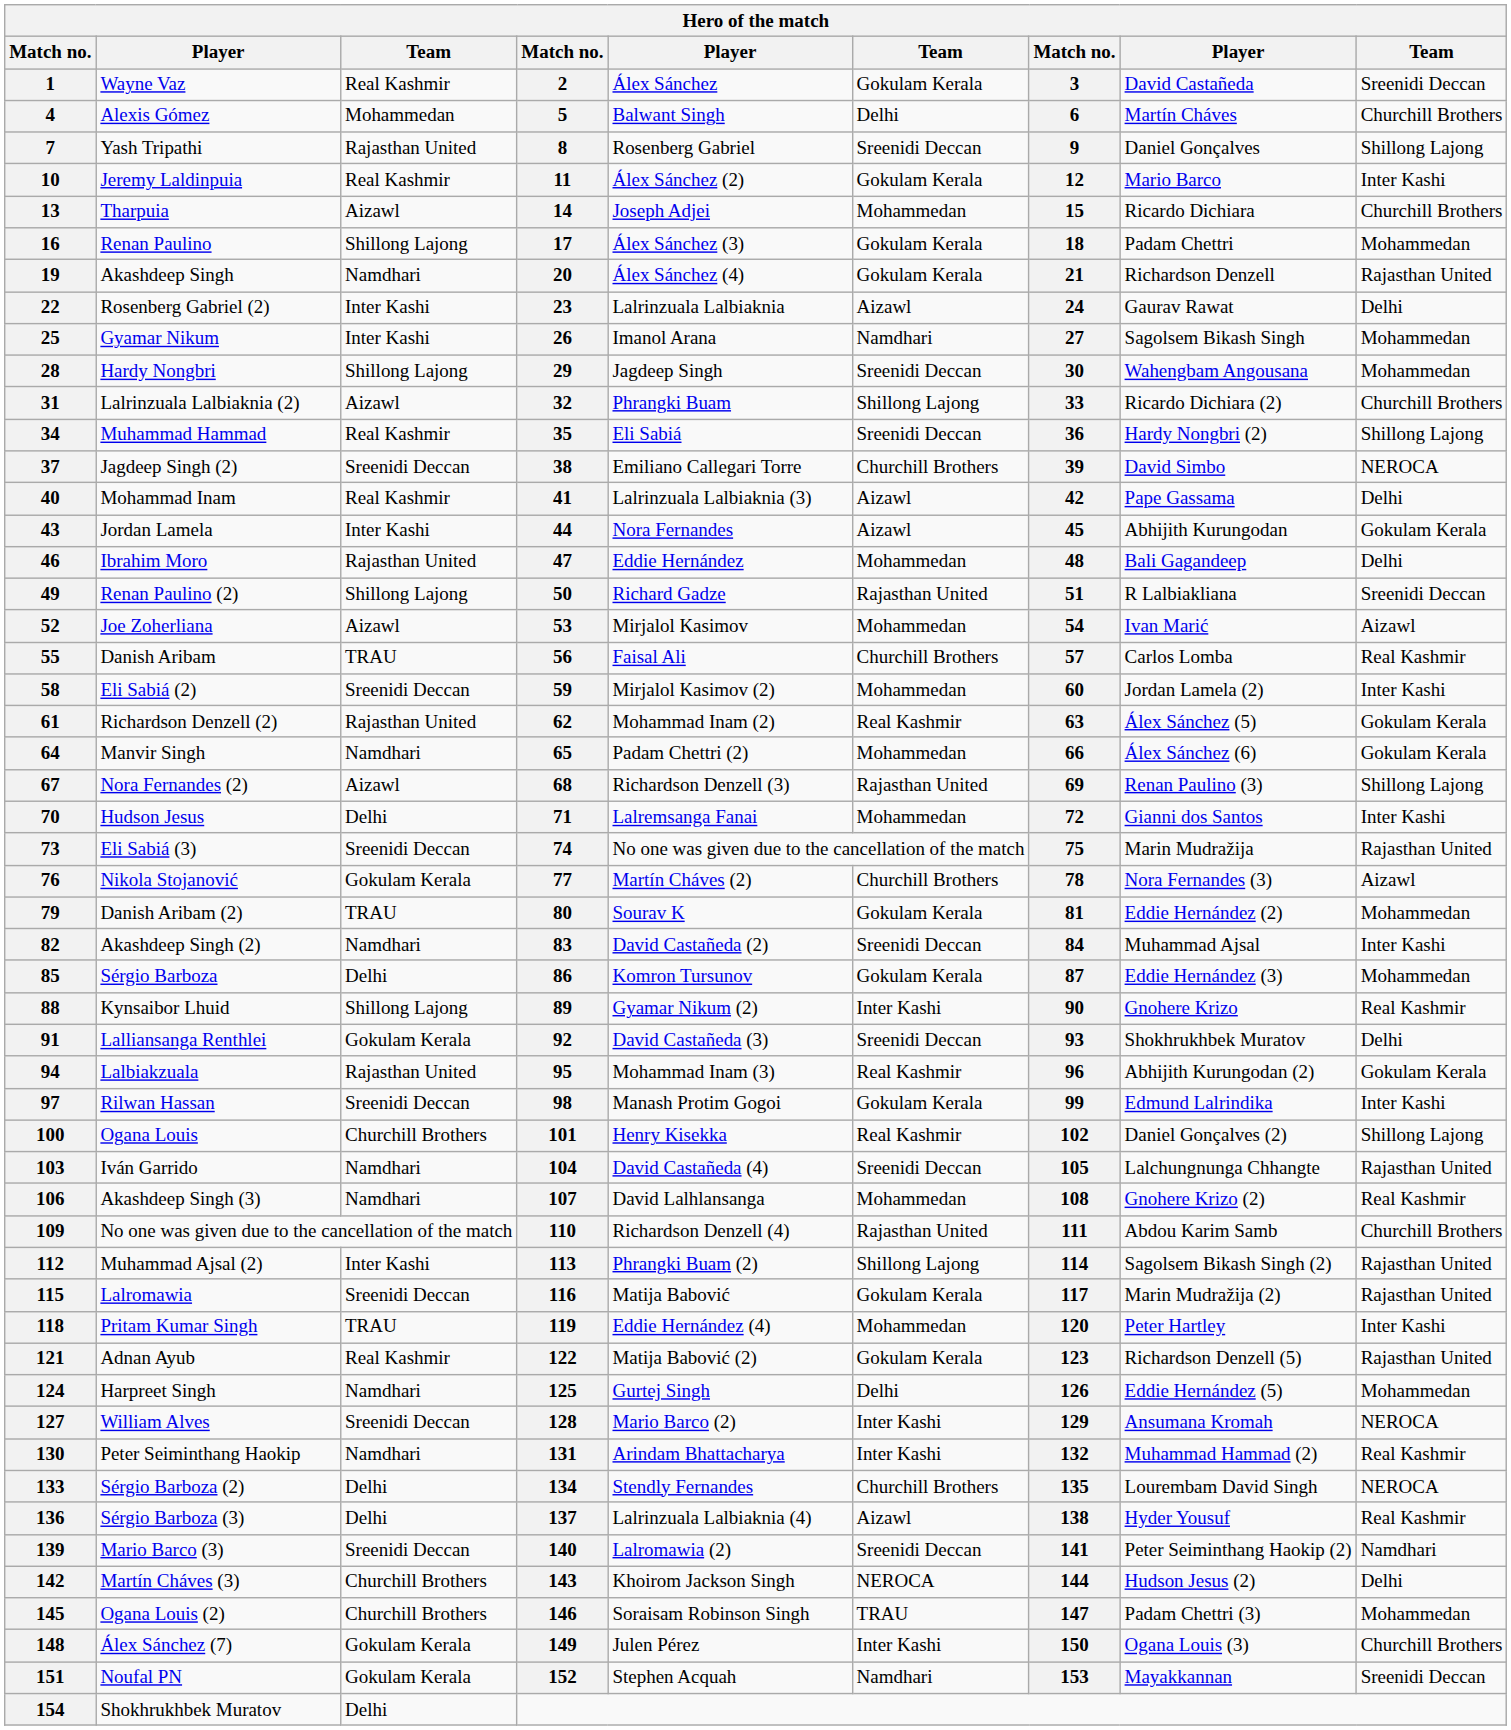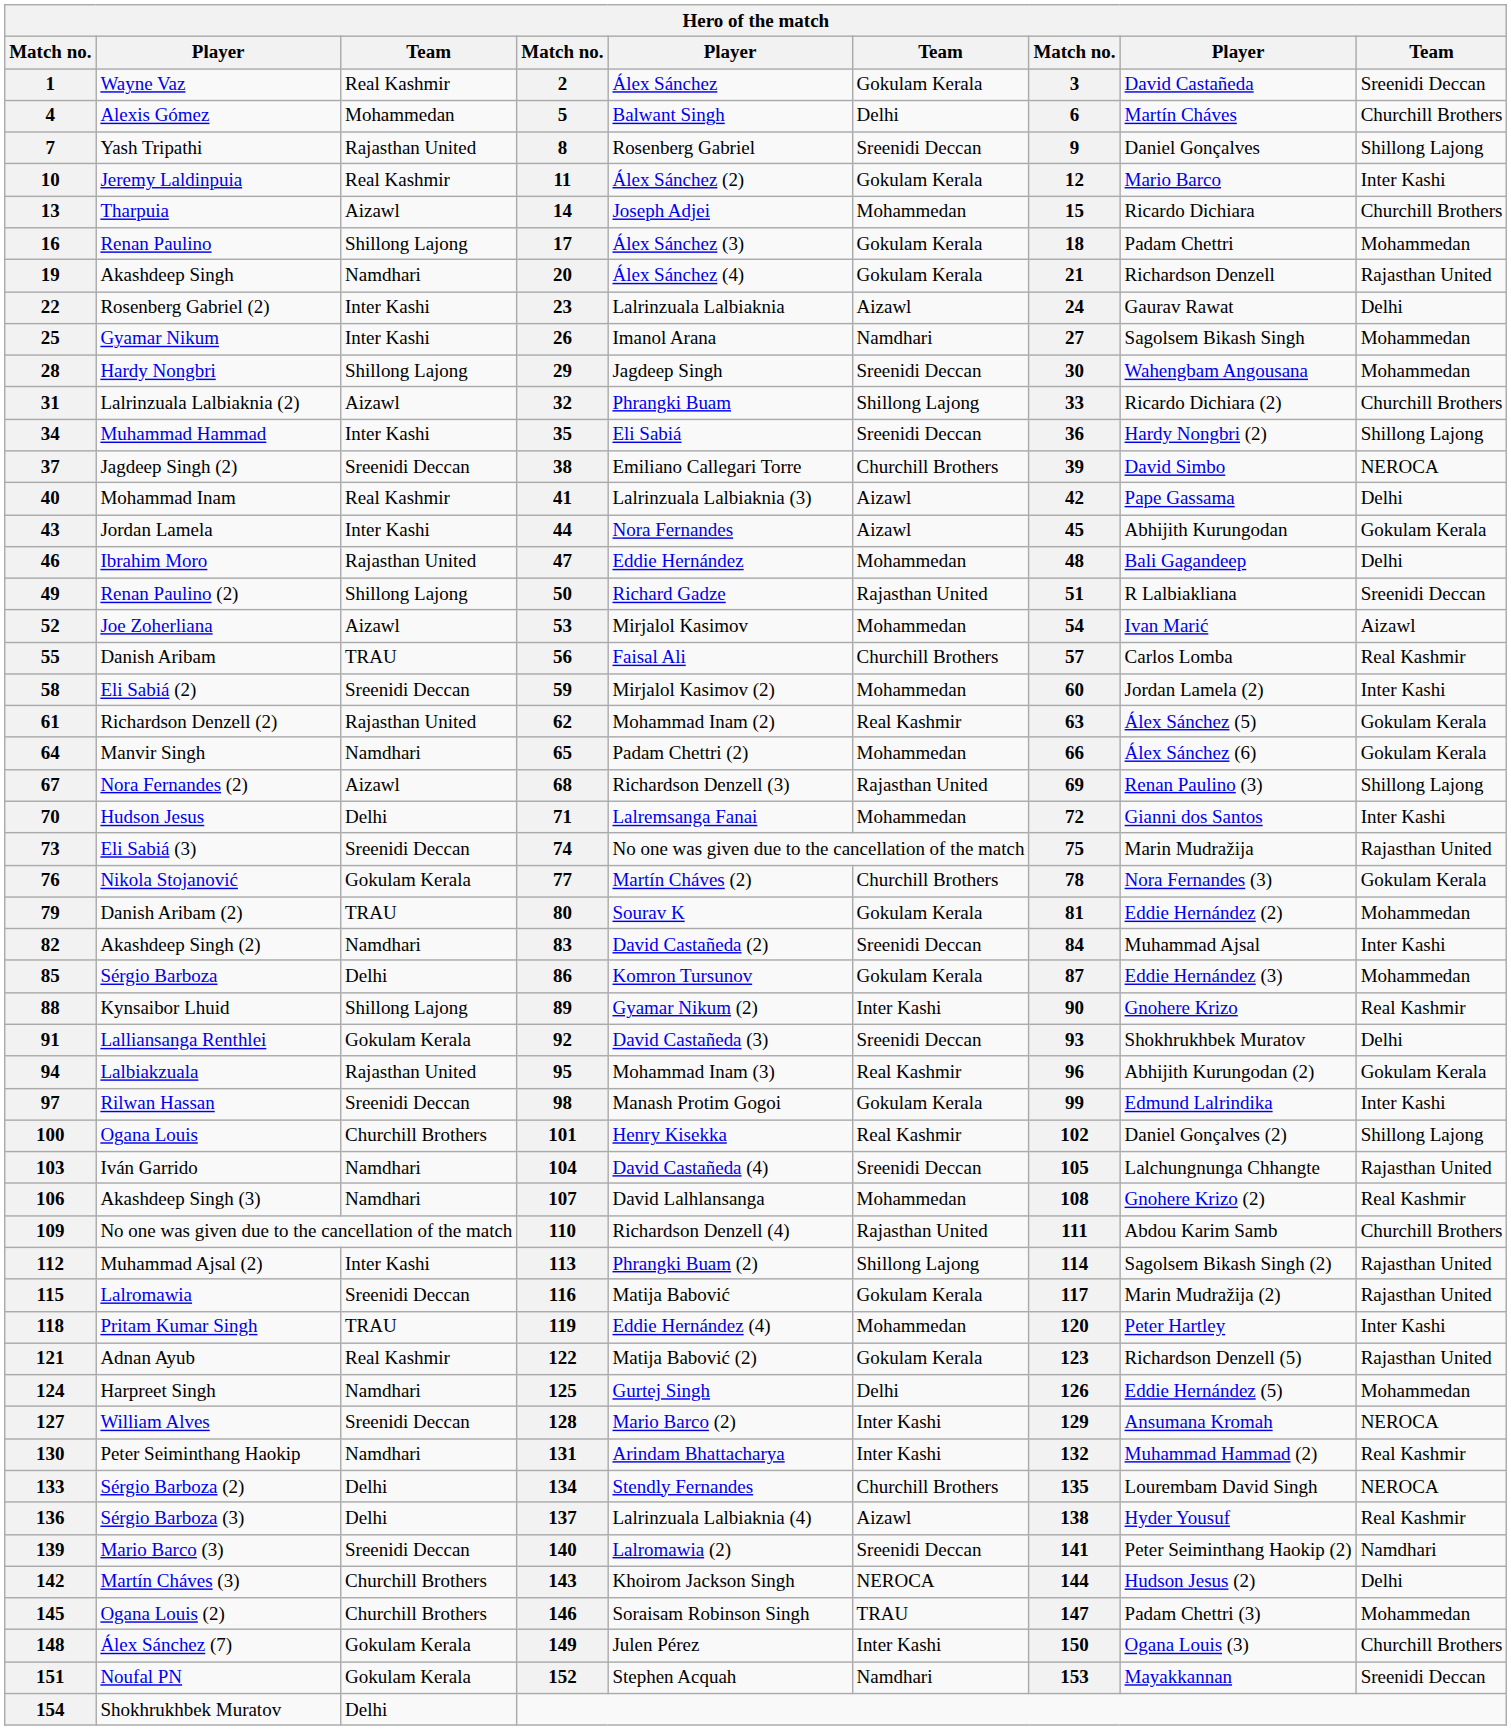(397, 434) Real Kashmir -> (387, 434) Inter Kashi
(1388, 880) Aizawl -> (1424, 880) Gokulam Kerala
